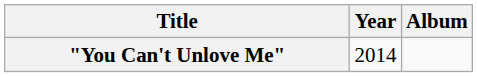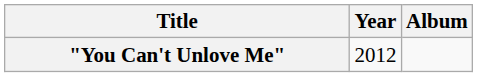(375, 54) 2014 -> (375, 54) 2012
